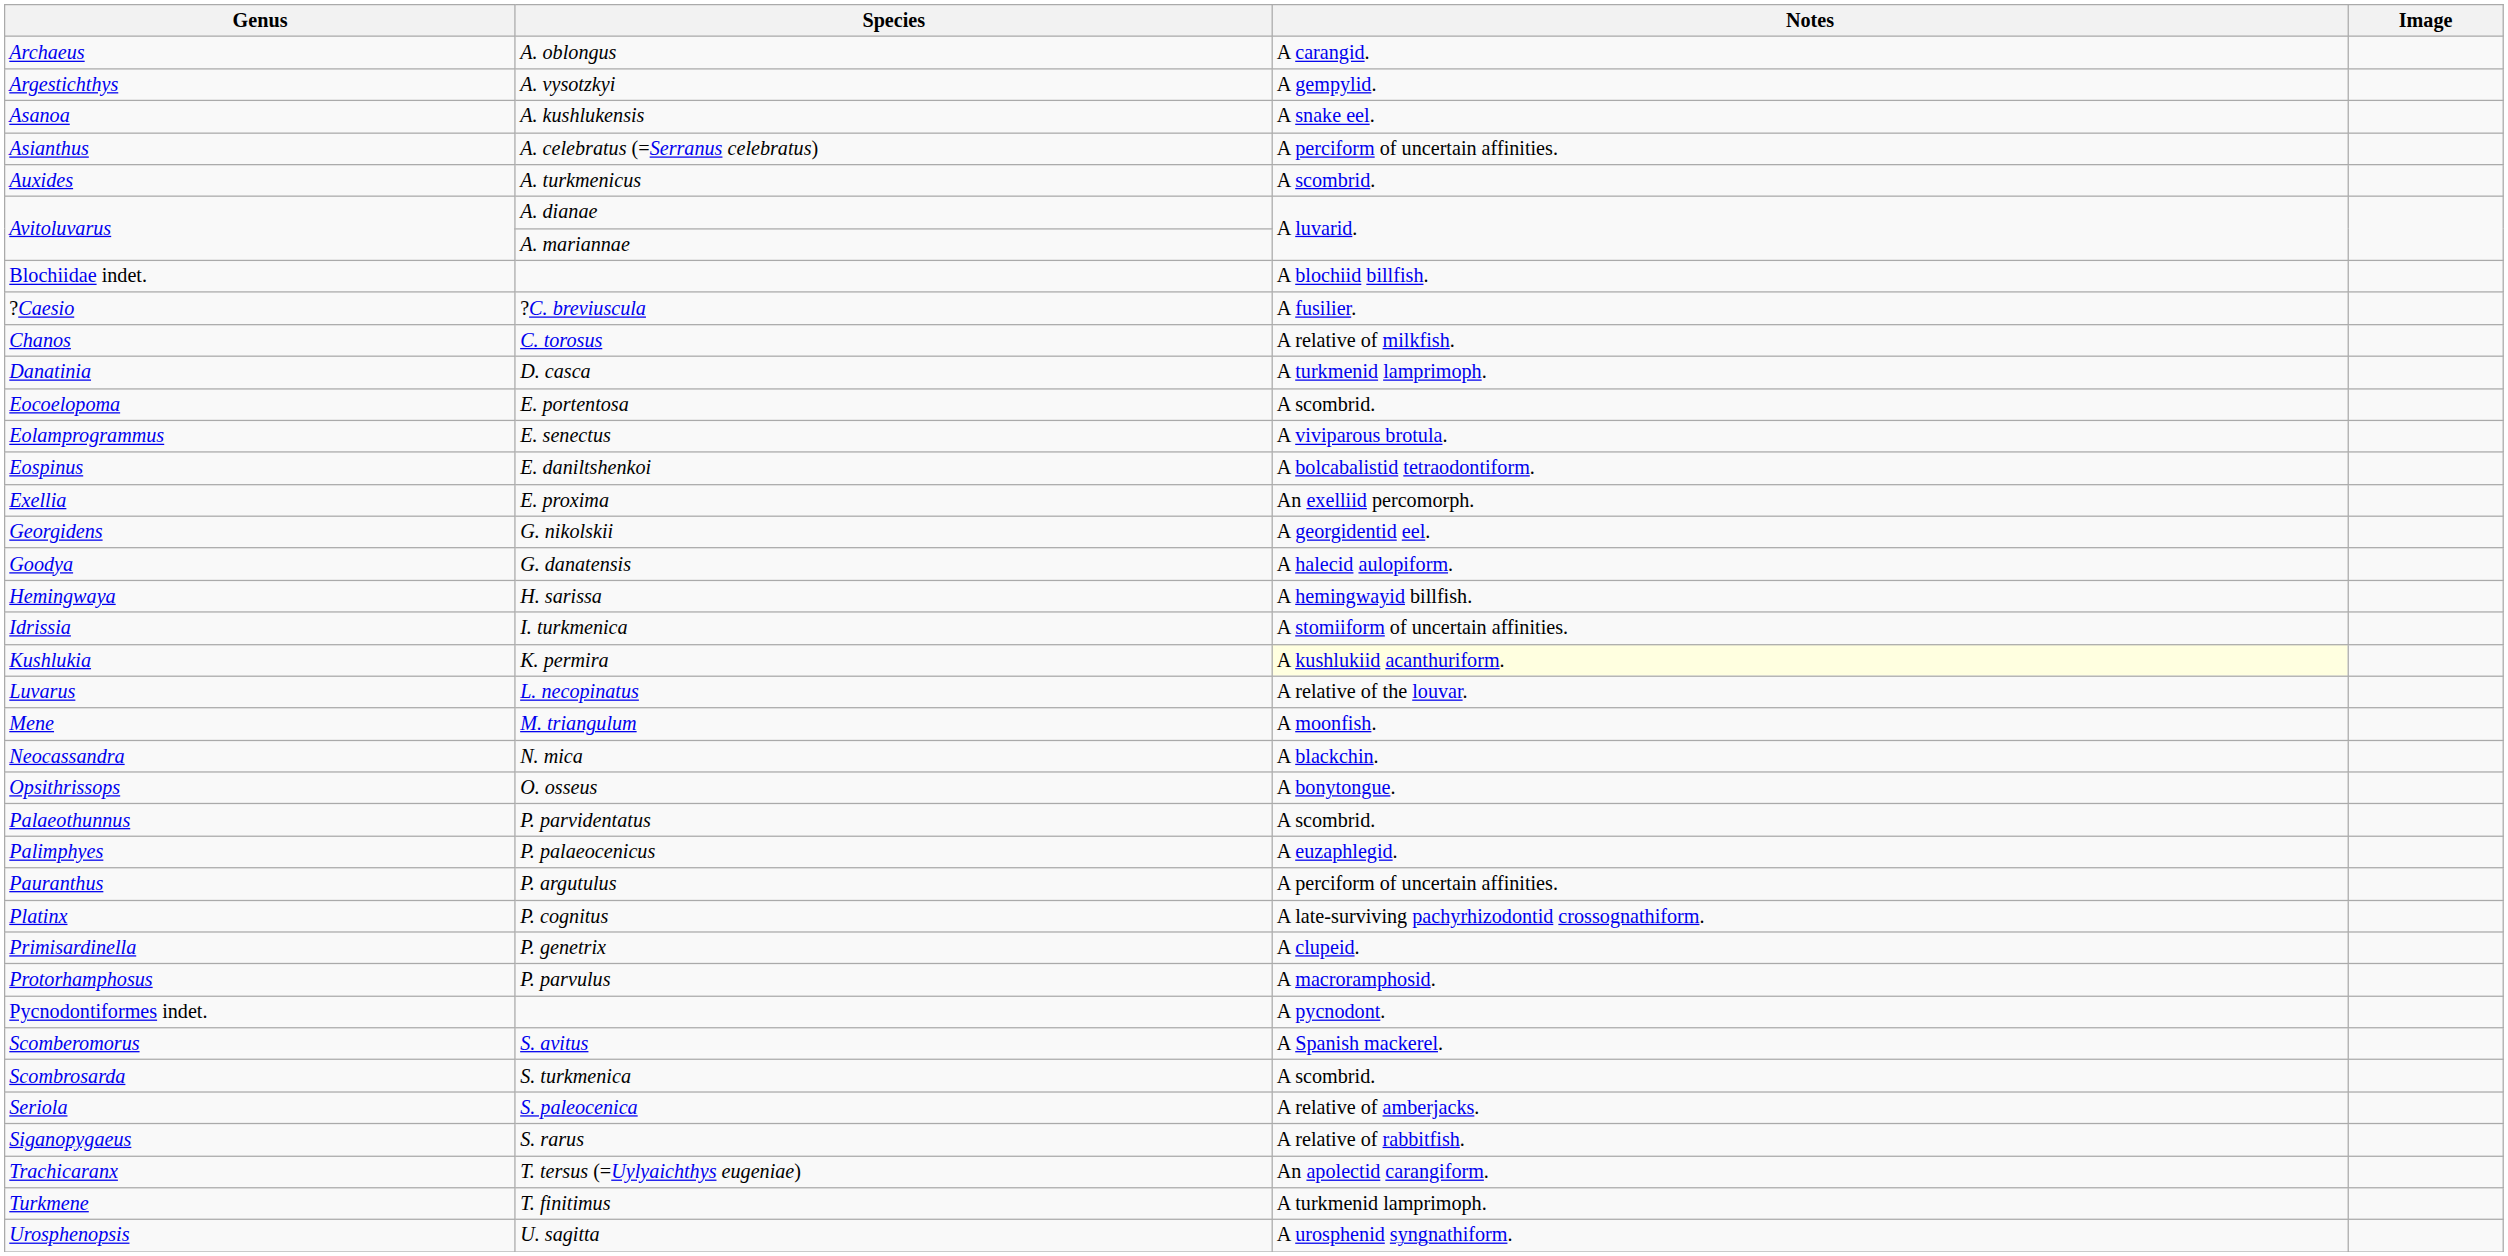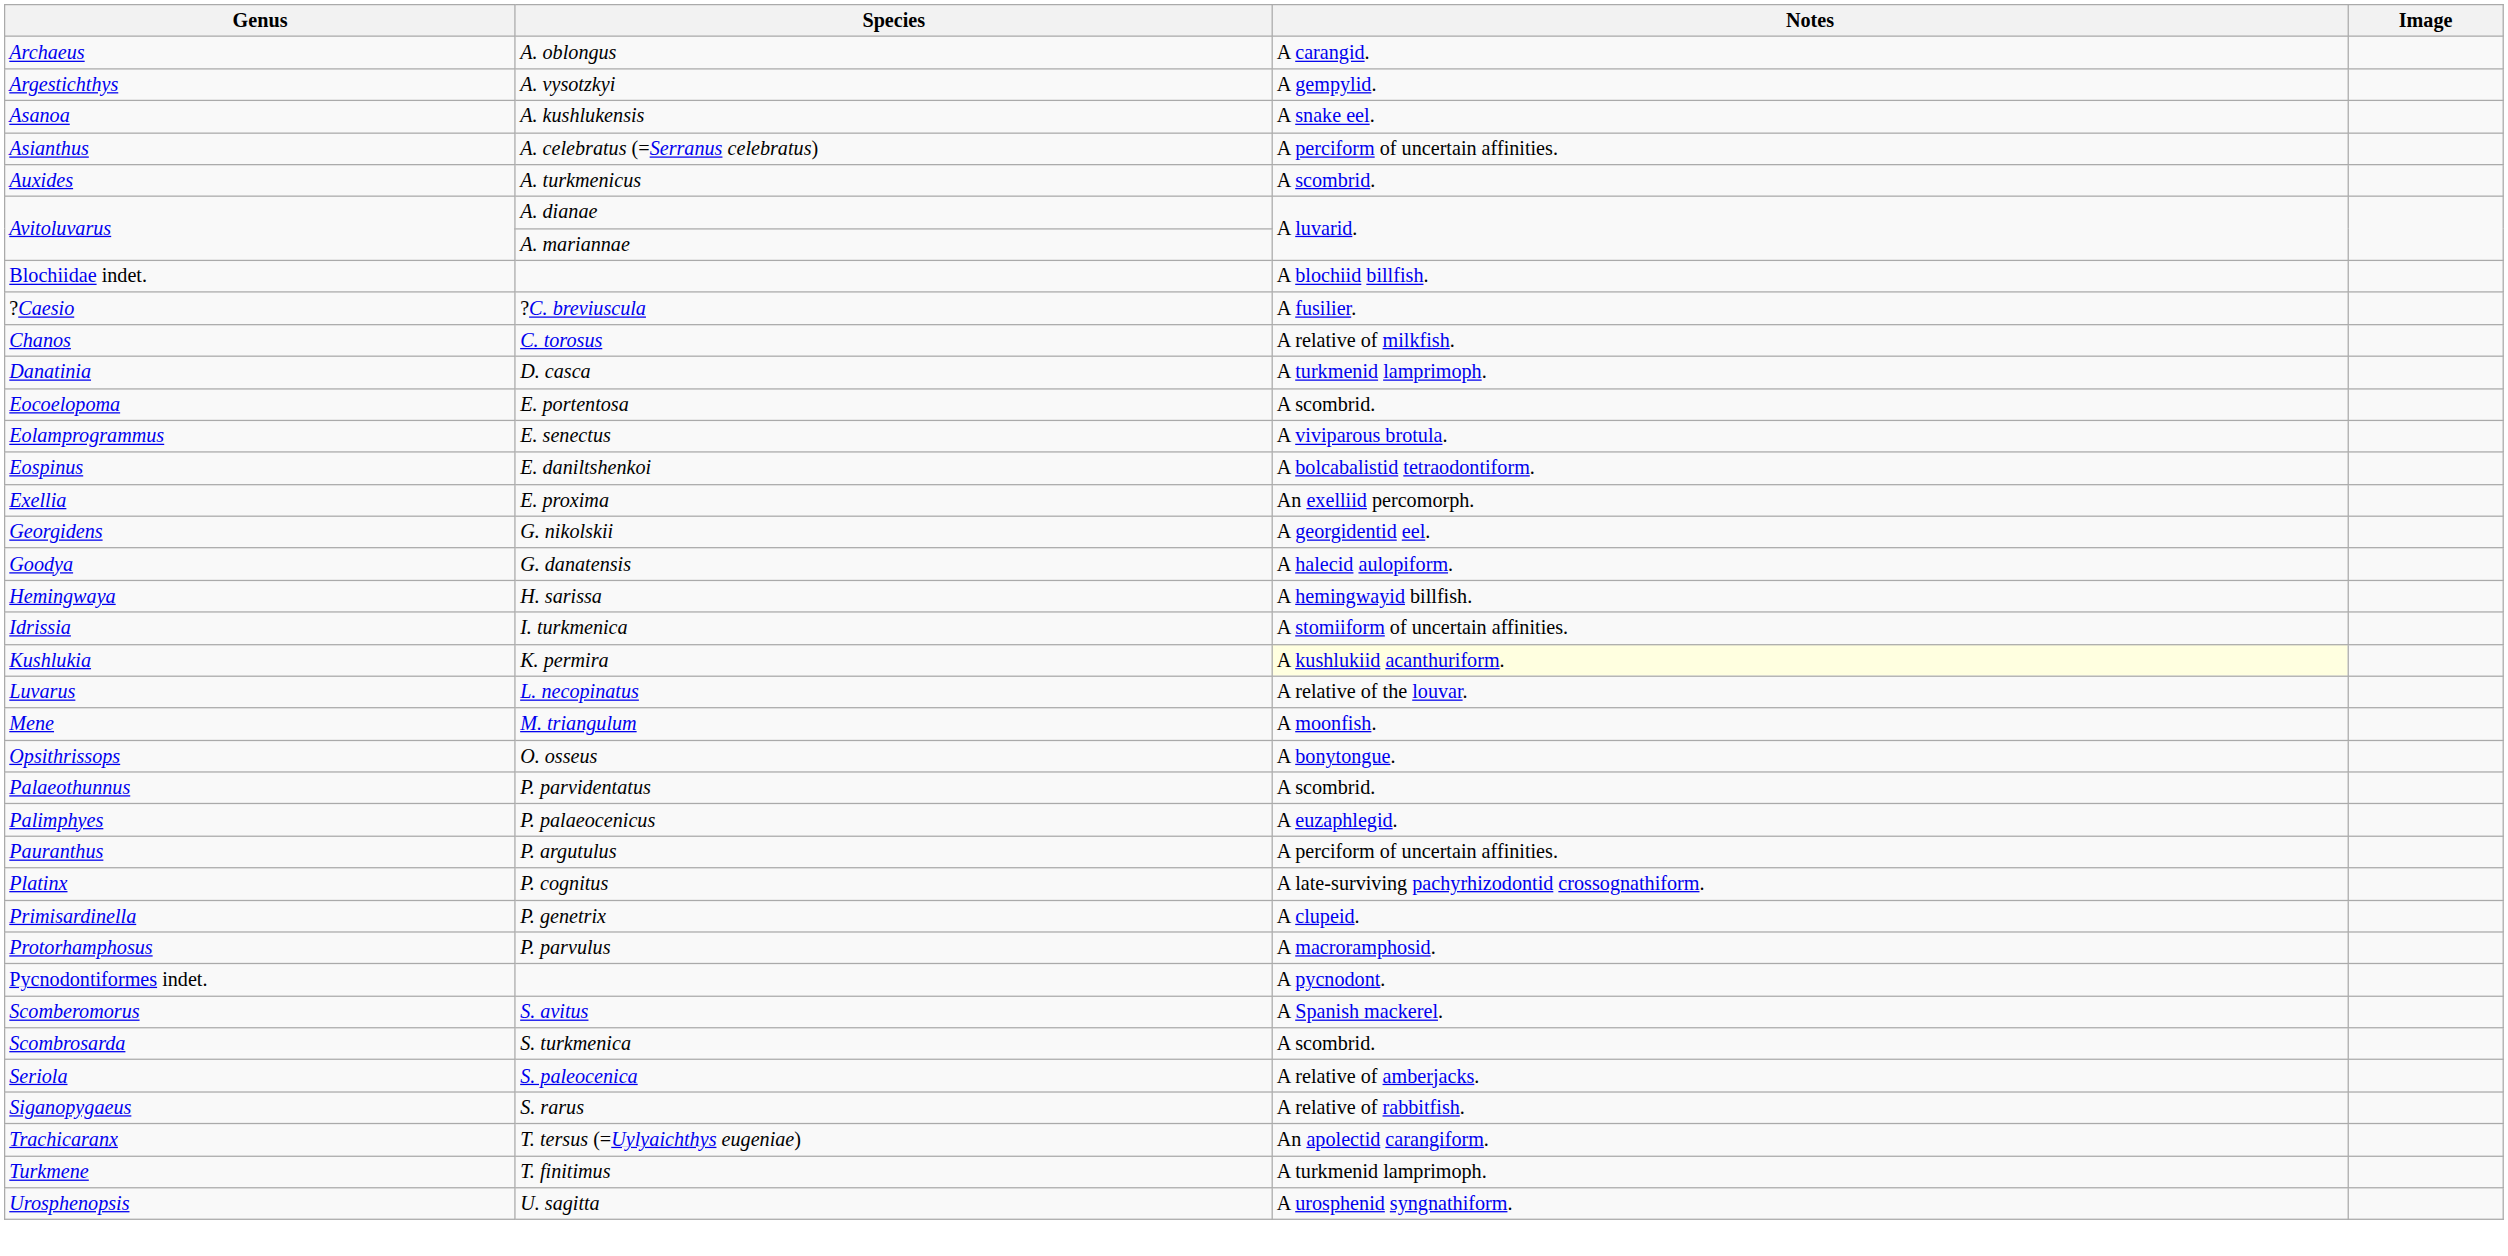- row: (67, 755)
